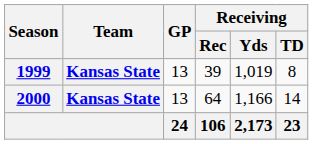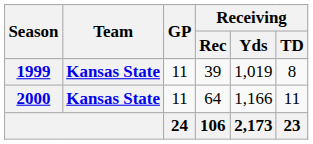(180, 71) 13 -> (180, 71) 11
(180, 98) 13 -> (180, 98) 11
(292, 98) 14 -> (292, 98) 11
